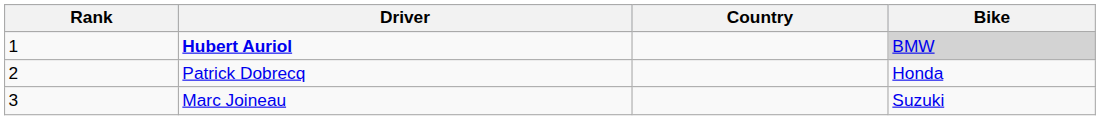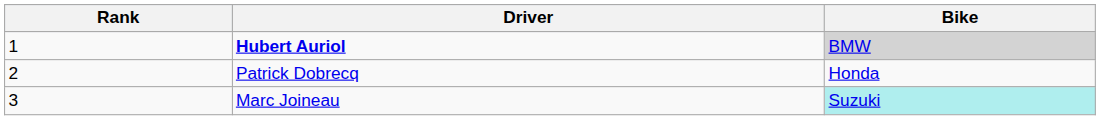- column: (760, 18)
(918, 100) no background -> (854, 100) paleturquoise background
